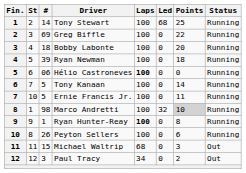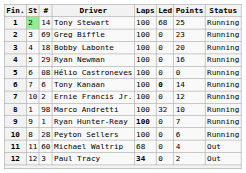(31, 23) no background -> (31, 23) lightgreen background
(180, 36) 22 -> (180, 36) 23
(46, 60) 39 -> (46, 60) 29
(180, 60) 18 -> (180, 60) 16
(46, 73) 06 -> (46, 73) 08
(143, 73) bold -> (143, 73) normal
(43, 85) 5 -> (43, 85) 6
(161, 85) normal -> (161, 85) bold
(43, 97) 5 -> (43, 97) 2
(180, 97) 11 -> (180, 97) 12
(180, 110) lightgrey background -> (180, 110) no background
(178, 122) 8 -> (178, 122) 7
(46, 134) 26 -> (46, 134) 28
(46, 147) 15 -> (46, 147) 60
(178, 147) 3 -> (178, 147) 4
(141, 159) normal -> (141, 159) bold
